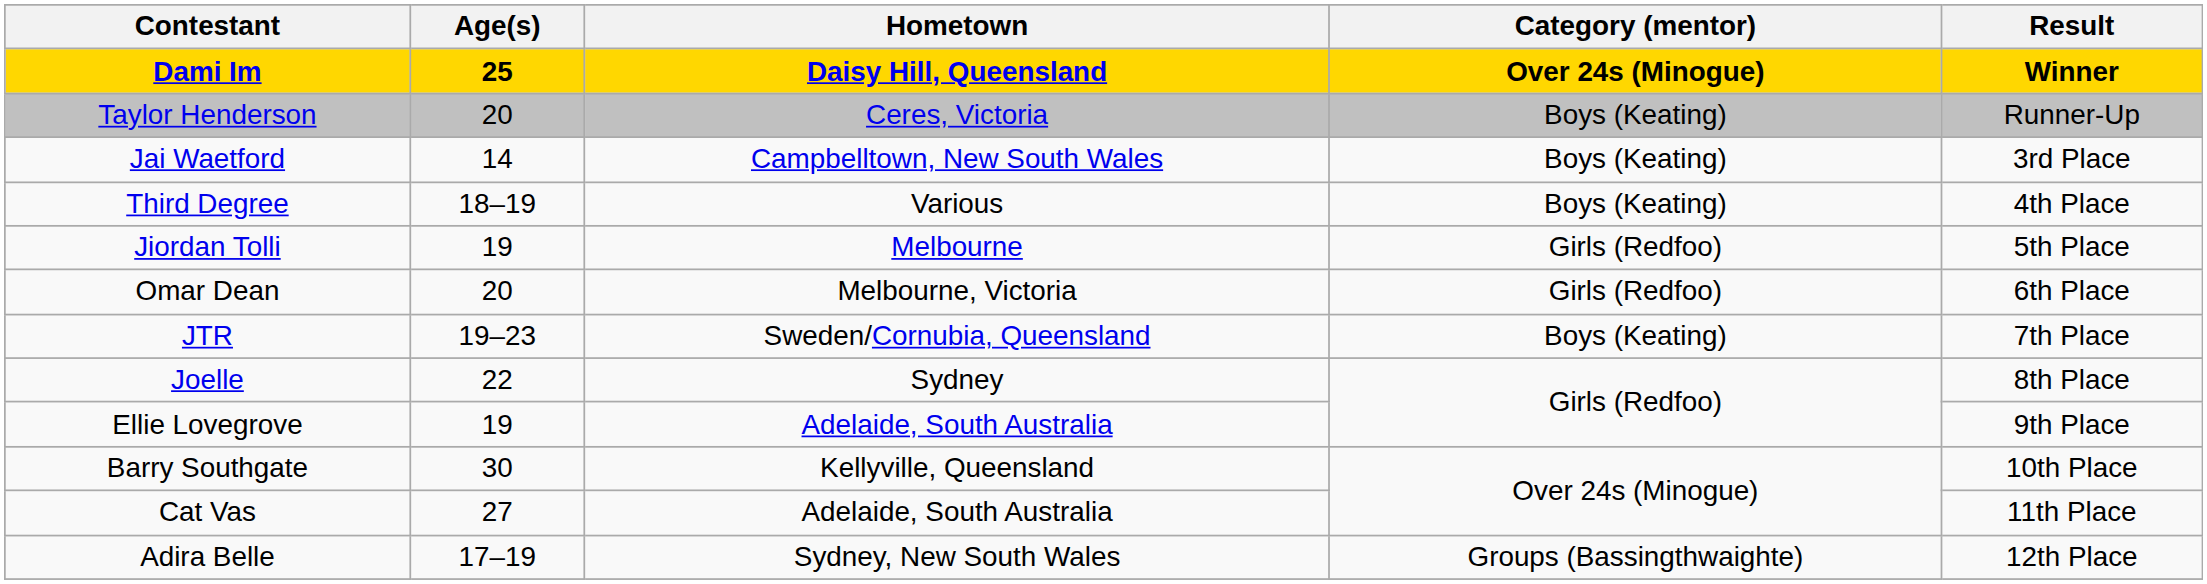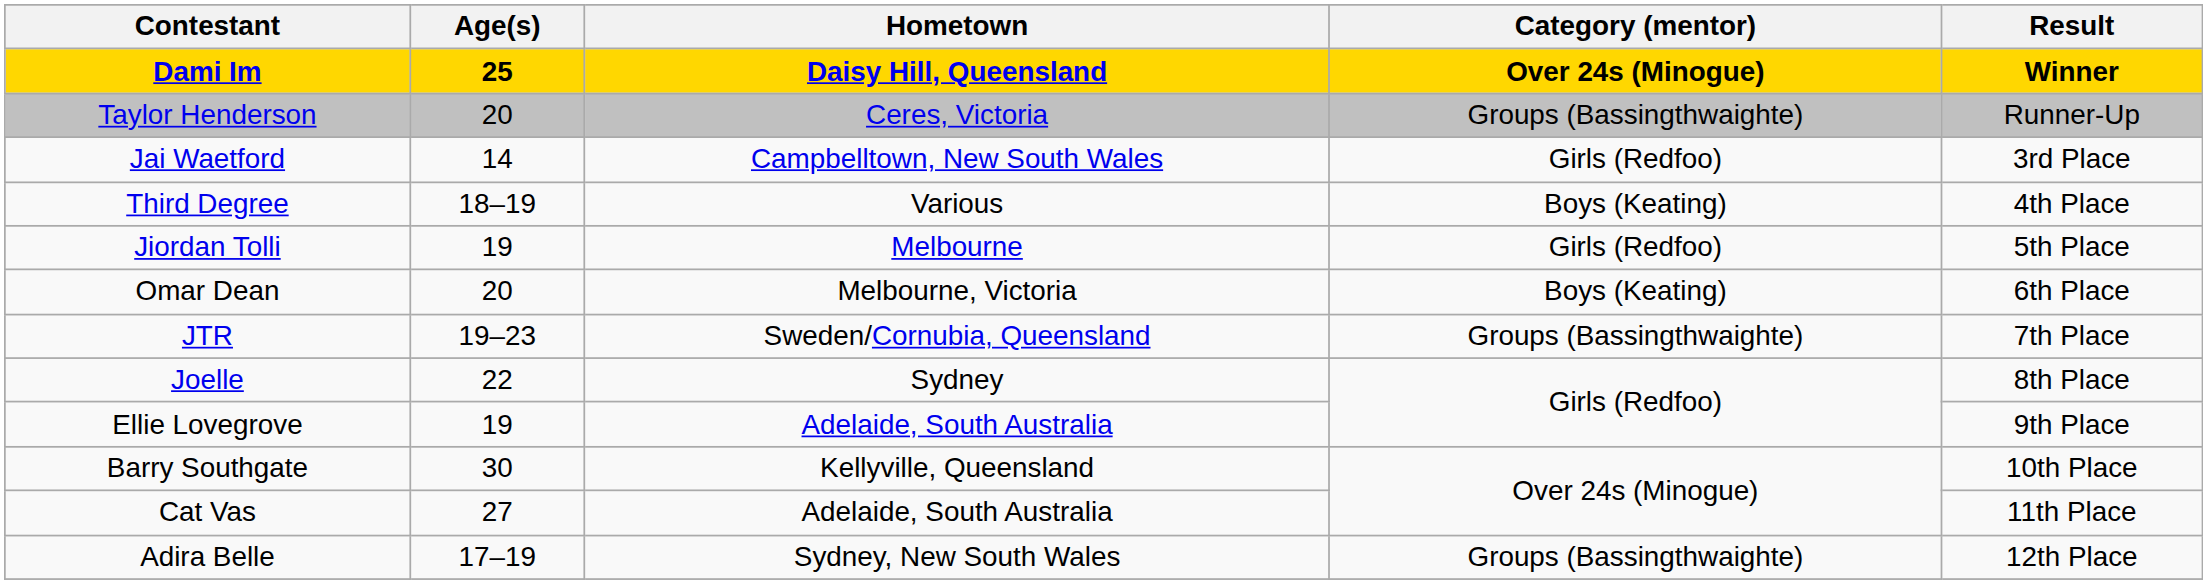(1635, 114) Boys (Keating) -> (1635, 114) Groups (Bassingthwaighte)
(1635, 159) Boys (Keating) -> (1635, 159) Girls (Redfoo)
(1635, 291) Girls (Redfoo) -> (1635, 291) Boys (Keating)
(1635, 335) Boys (Keating) -> (1635, 335) Groups (Bassingthwaighte)
